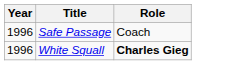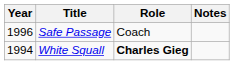+ column: (210, 13)
(20, 50) 1996 -> (20, 50) 1994
